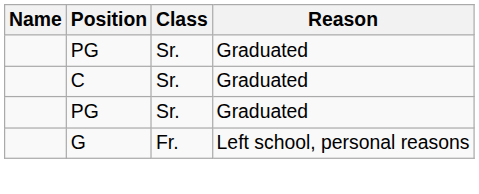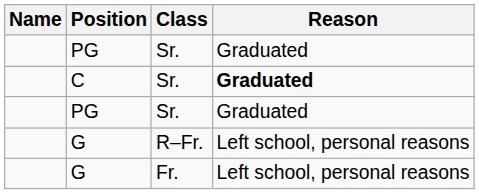(262, 81) normal -> (265, 81) bold
+ row: (78, 142)
